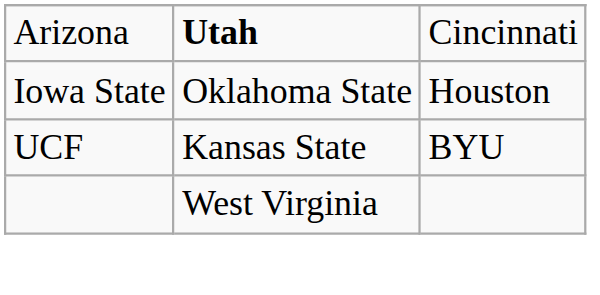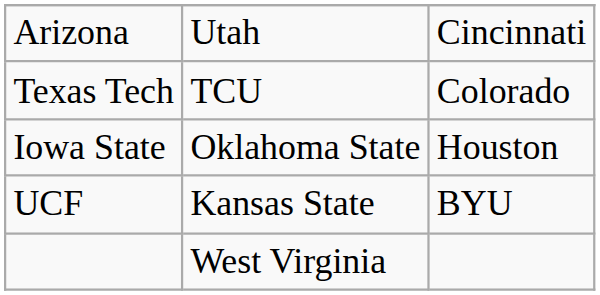(220, 32) bold -> (225, 32) normal
+ row: (94, 89)
